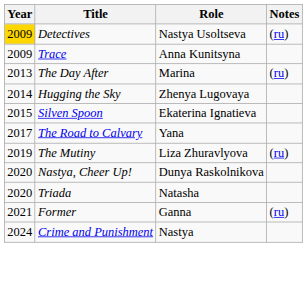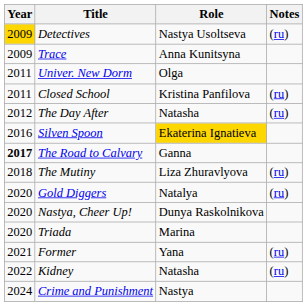+ row: (85, 73)
+ row: (74, 93)
(20, 73) 2013 -> (20, 113) 2012
(177, 73) Marina -> (179, 113) Natasha
- row: (79, 93)
(20, 113) 2015 -> (20, 133) 2016
(208, 113) no background -> (208, 133) gold background
(20, 133) normal -> (20, 152) bold
(171, 133) Yana -> (175, 152) Ganna
(20, 152) 2019 -> (20, 172) 2018
+ row: (72, 192)
(179, 192) Natasha -> (177, 232) Marina
(175, 212) Ganna -> (171, 251) Yana
+ row: (56, 271)
